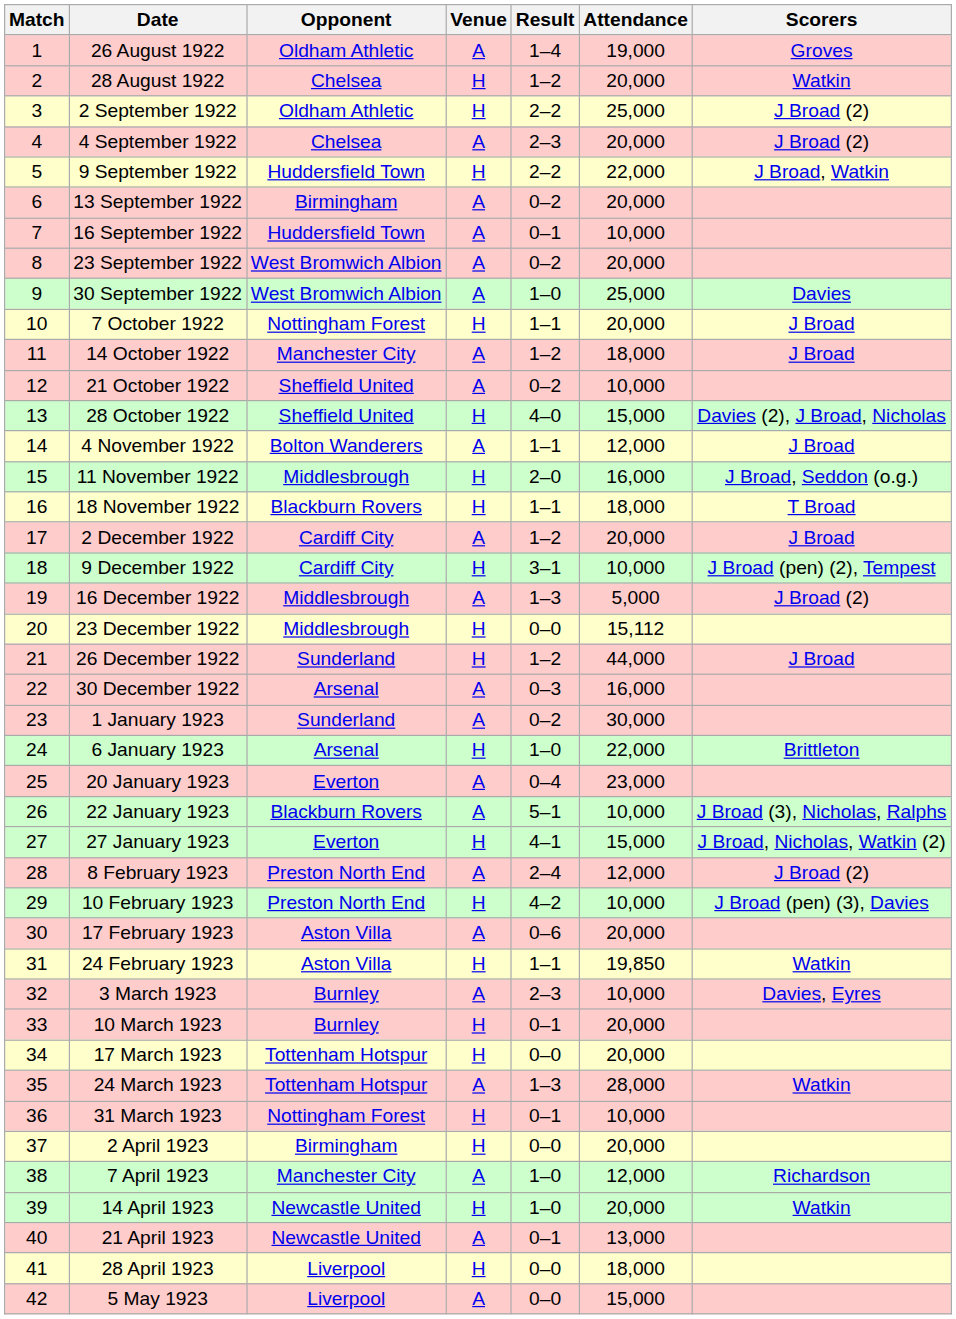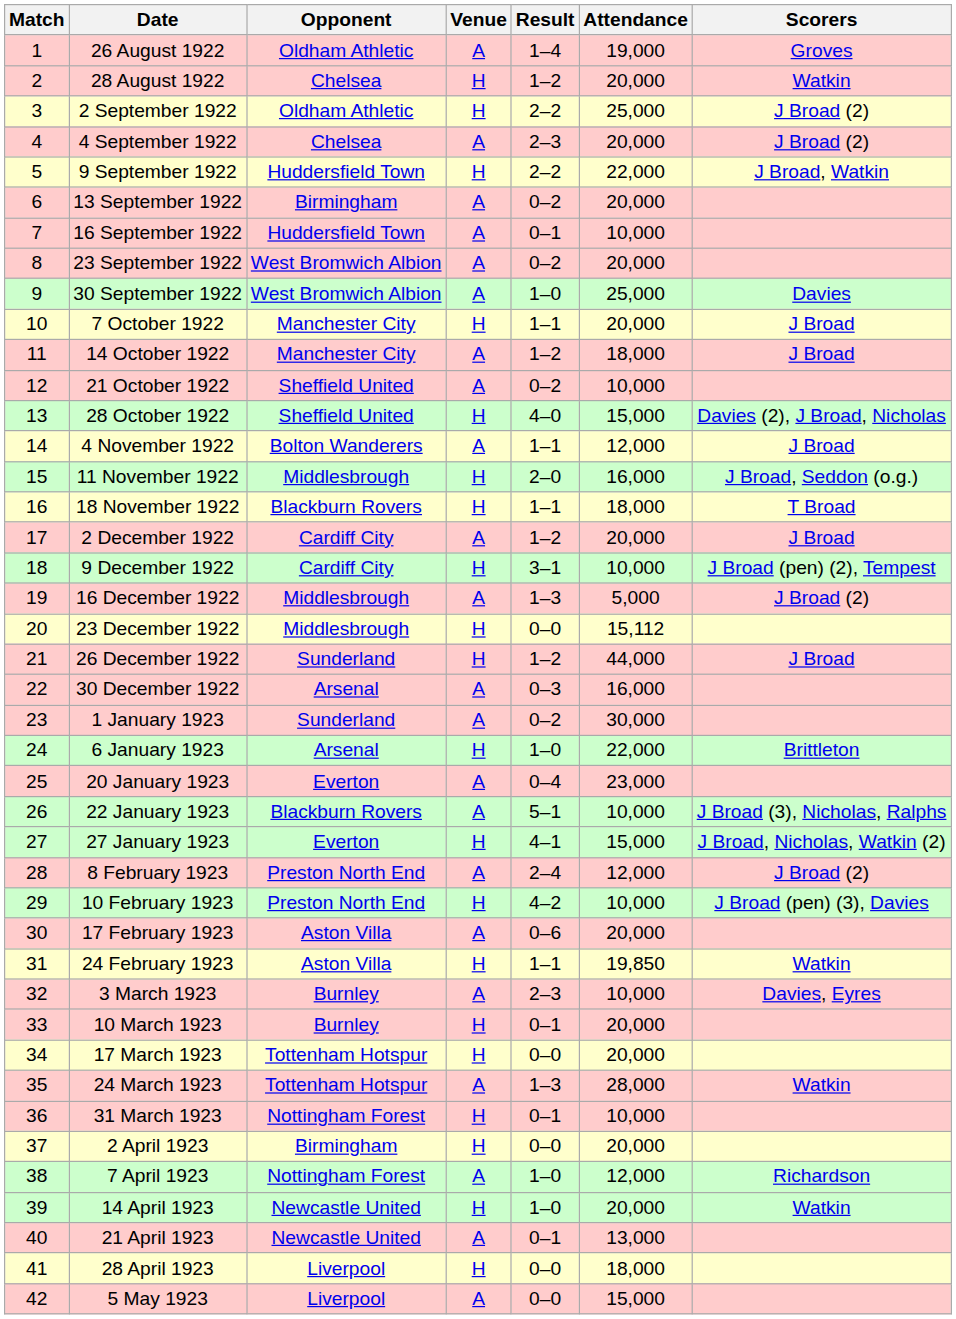(346, 324) Nottingham Forest -> (346, 324) Manchester City
(346, 1176) Manchester City -> (346, 1176) Nottingham Forest
